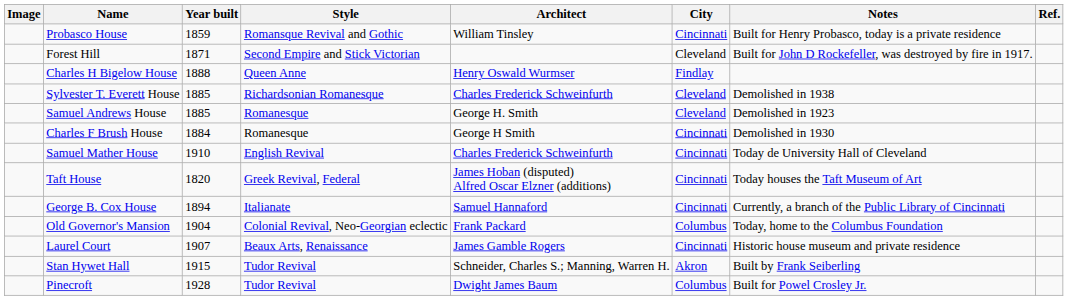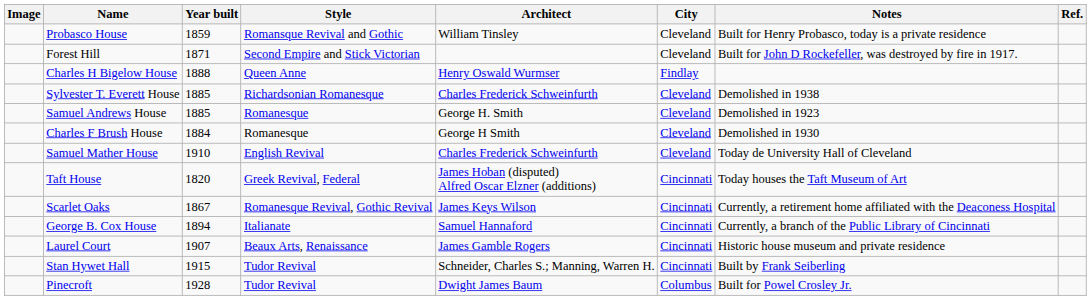(701, 34) Cincinnati -> (686, 34) Cleveland
(701, 133) Cincinnati -> (686, 133) Cleveland
(701, 152) Cincinnati -> (686, 152) Cleveland
+ row: (78, 206)
- row: (108, 226)
(691, 265) Akron -> (686, 265) Cincinnati
